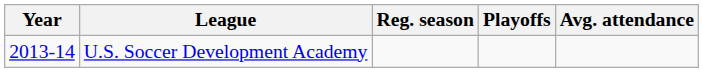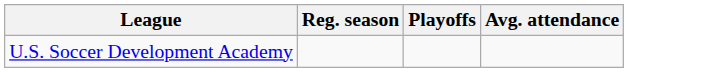- column: (42, 20)
